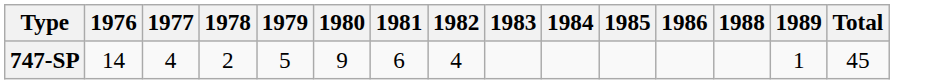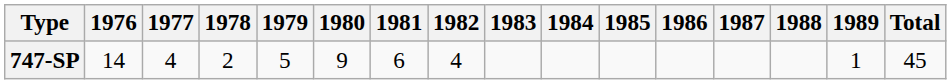+ column: (742, 22)
